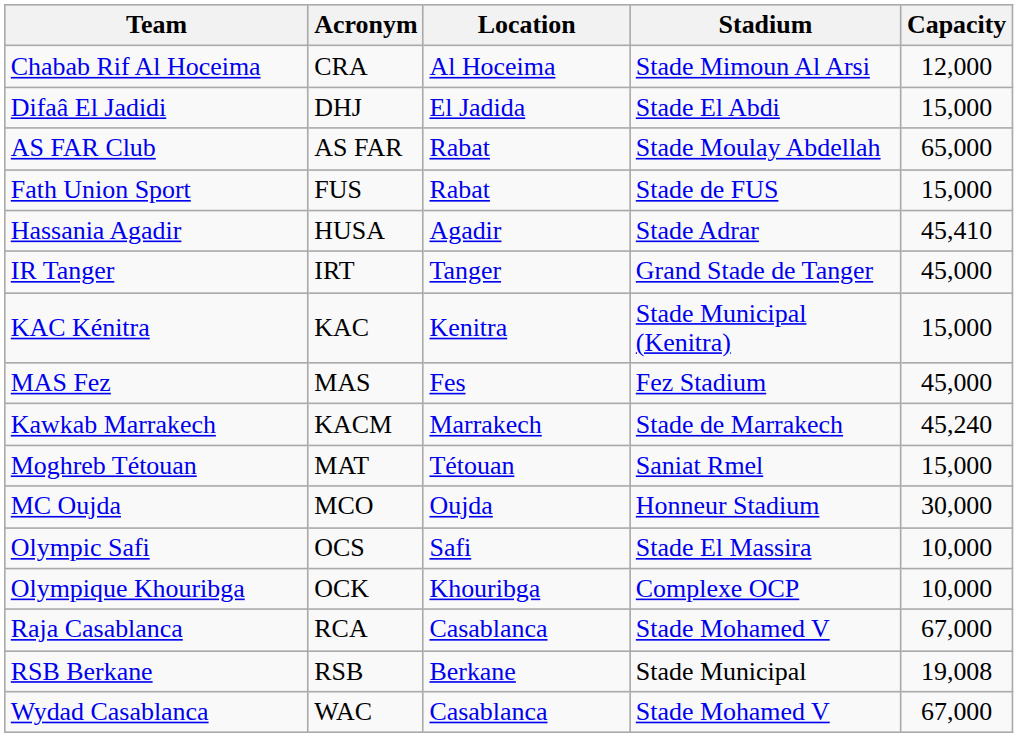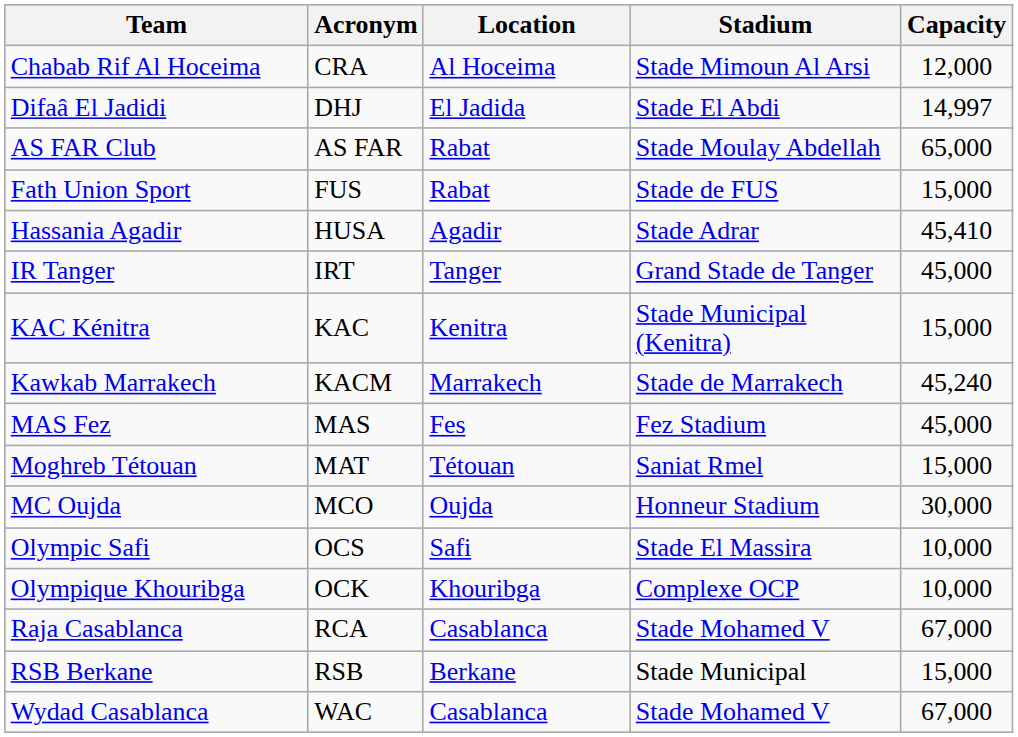(957, 107) 15,000 -> (957, 107) 14,997
rows swapped: (113, 424) <-> (61, 383)
(957, 670) 19,008 -> (957, 670) 15,000
